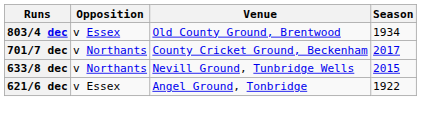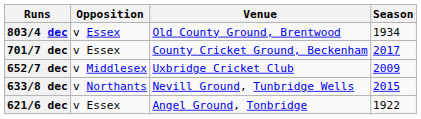(110, 50) v Northants -> (97, 50) v Essex
+ row: (37, 68)
